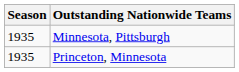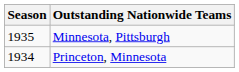(21, 57) 1935 -> (21, 57) 1934
